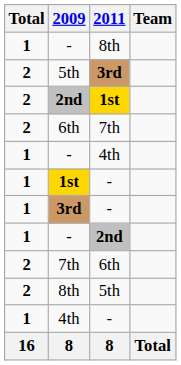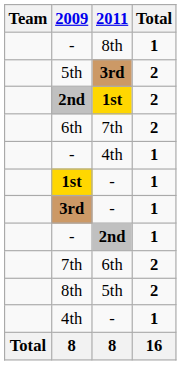columns swapped: (153, 18) <-> (27, 18)
